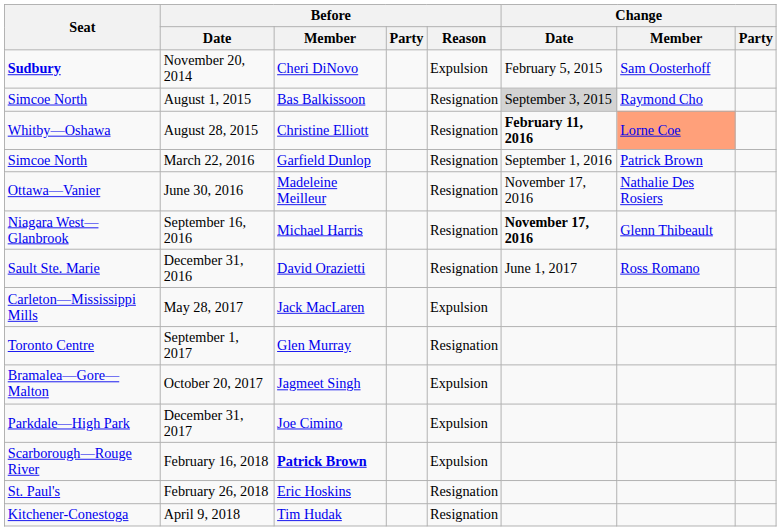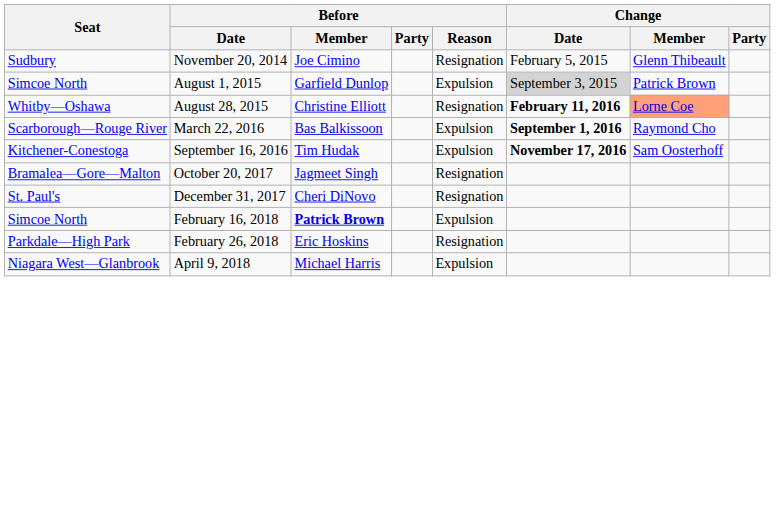(34, 68) bold -> (32, 60) normal
(318, 68) Cheri DiNovo -> (327, 60) Joe Cimino
(459, 68) Expulsion -> (469, 60) Resignation
(665, 68) Sam Oosterhoff -> (679, 60) Glenn Thibeault
(321, 99) Bas Balkissoon -> (341, 83) Garfield Dunlop
(464, 99) Resignation -> (464, 83) Expulsion
(662, 99) Raymond Cho -> (674, 83) Patrick Brown
(47, 160) Simcoe North -> (87, 128) Scarborough—Rouge River
(324, 160) Garfield Dunlop -> (339, 128) Bas Balkissoon
(464, 160) Resignation -> (464, 128) Expulsion
(558, 160) normal -> (566, 128) bold
(662, 160) Patrick Brown -> (674, 128) Raymond Cho
- row: (203, 191)
(53, 229) Niagara West—Glanbrook -> (68, 151) Kitchener-Conestoga
(320, 229) Michael Harris -> (327, 151) Tim Hudak
(464, 229) Resignation -> (464, 151) Expulsion
(667, 229) Glenn Thibeault -> (678, 151) Sam Oosterhoff
- row: (204, 268)
- row: (203, 307)
- row: (201, 345)
(459, 384) Expulsion -> (469, 173) Resignation
(69, 422) Parkdale—High Park -> (34, 196) St. Paul's
(310, 422) Joe Cimino -> (335, 196) Cheri DiNovo
(459, 422) Expulsion -> (469, 196) Resignation
(70, 461) Scarborough—Rouge River -> (47, 219) Simcoe North
(34, 492) St. Paul's -> (69, 241) Parkdale—High Park
(68, 514) Kitchener-Conestoga -> (84, 264) Niagara West—Glanbrook
(309, 514) Tim Hudak -> (337, 264) Michael Harris
(464, 514) Resignation -> (464, 264) Expulsion
